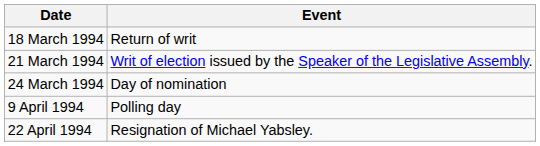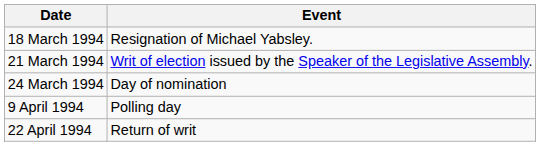(153, 38) Return of writ -> (212, 38) Resignation of Michael Yabsley.
(212, 130) Resignation of Michael Yabsley. -> (153, 130) Return of writ
